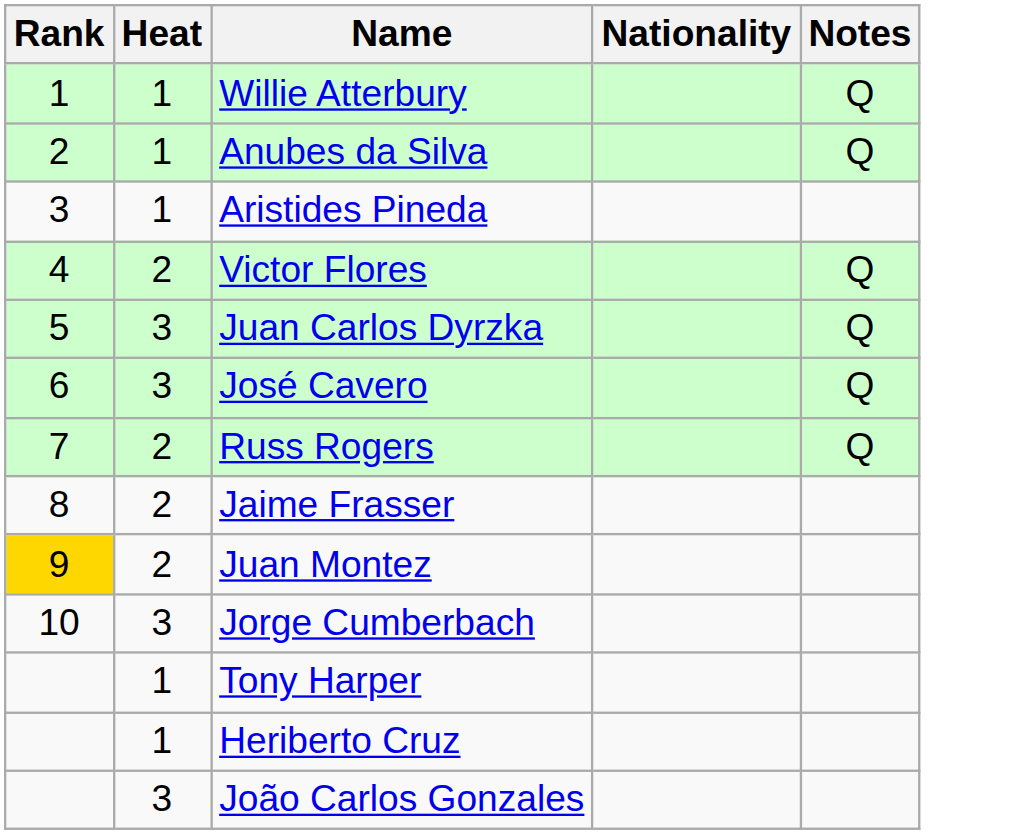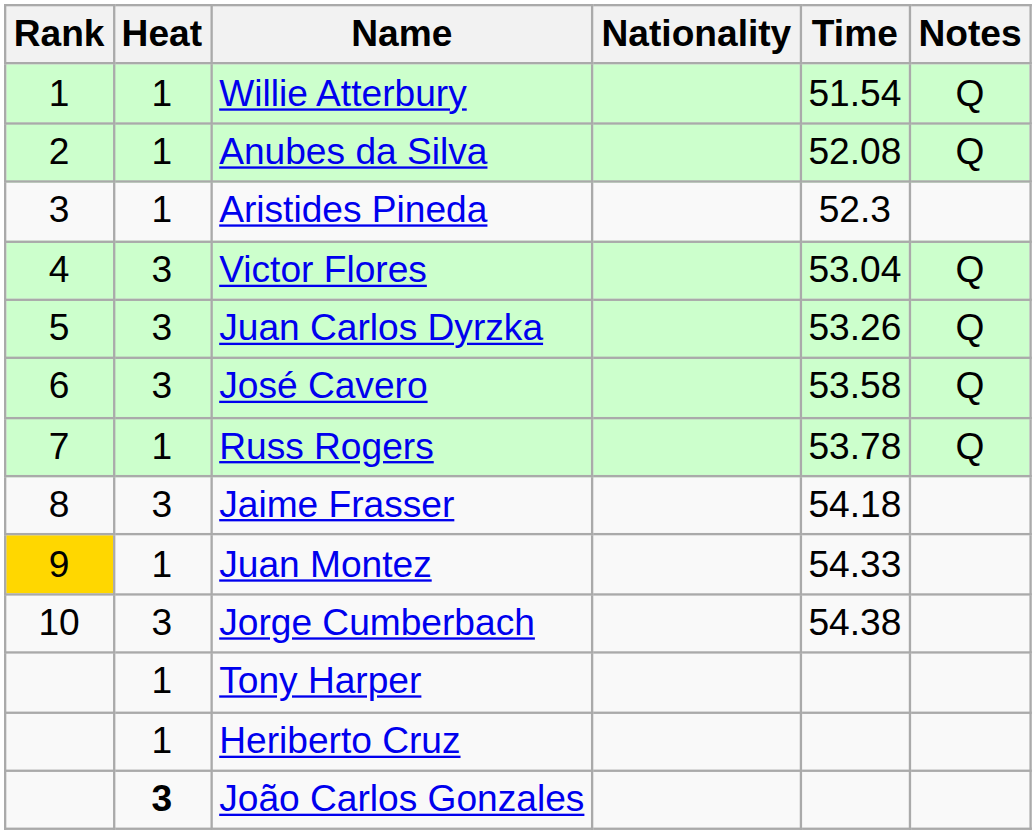+ column: (855, 33)
(162, 269) 2 -> (162, 269) 3
(162, 446) 2 -> (162, 446) 1
(162, 504) 2 -> (162, 504) 3
(162, 563) 2 -> (162, 563) 1
(162, 799) normal -> (162, 799) bold
